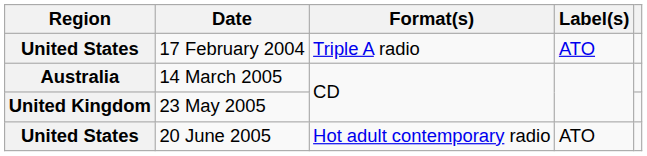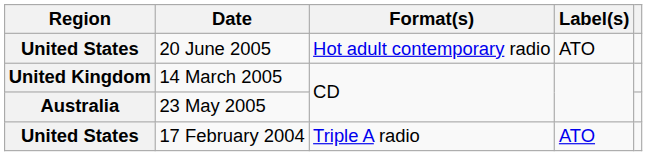rows swapped: (232, 48) <-> (215, 135)
(80, 77) Australia -> (80, 77) United Kingdom
(80, 106) United Kingdom -> (80, 106) Australia
